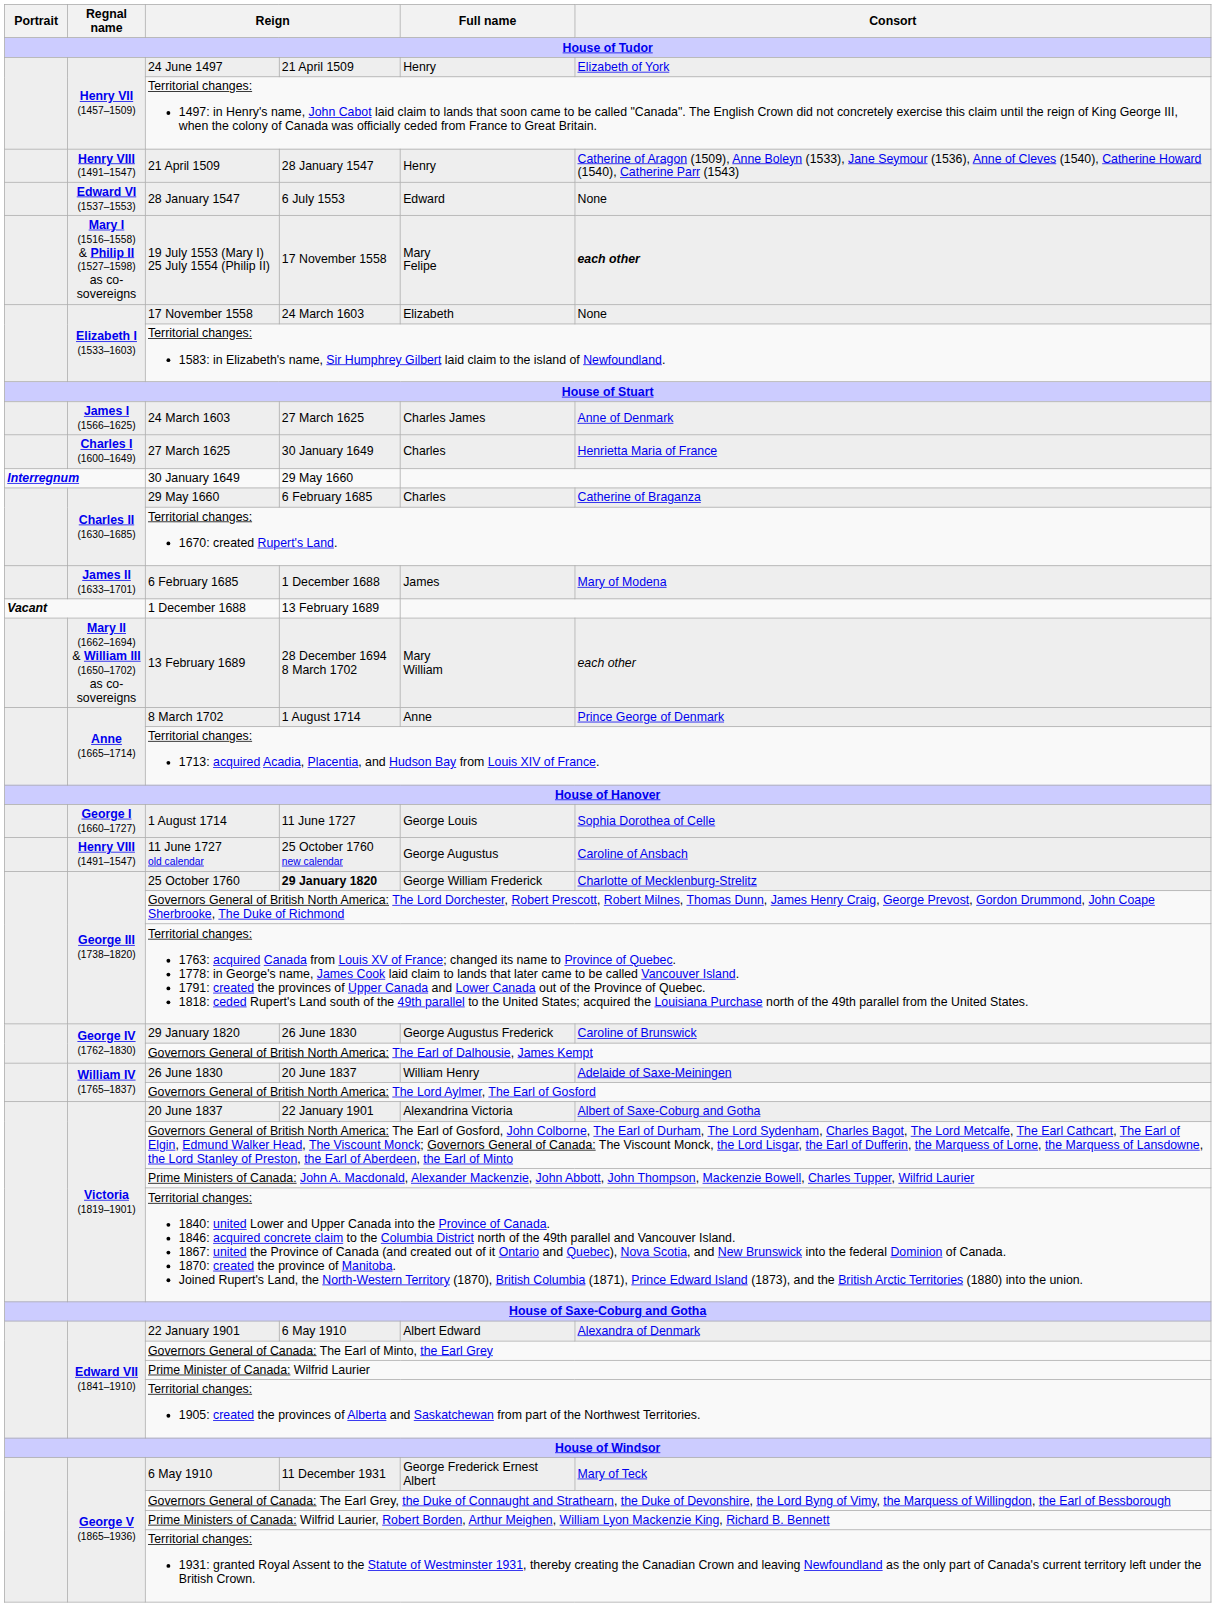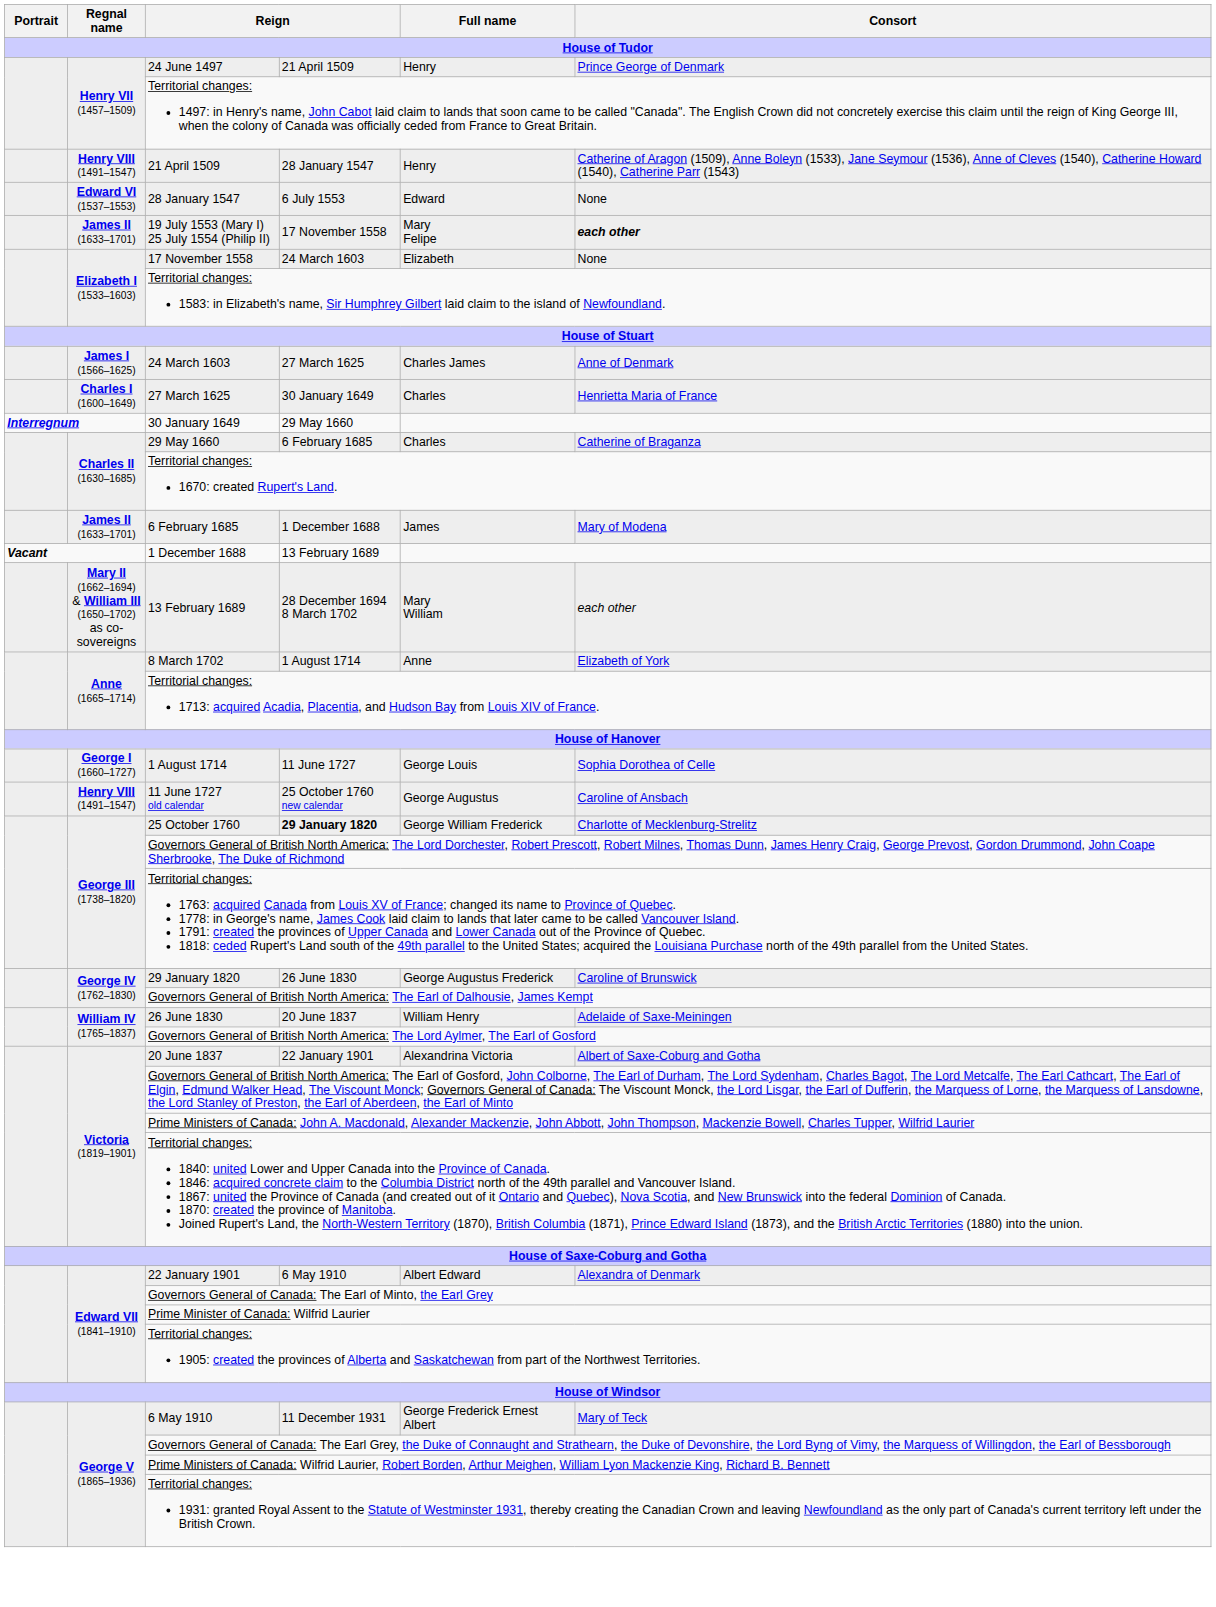(623, 67) Elizabeth of York -> (651, 67) Prince George of Denmark
(106, 260) Mary I (1516–1558) & Philip II (1527–1598) as co-sovereigns -> (106, 232) James II (1633–1701)
(651, 717) Prince George of Denmark -> (623, 661) Elizabeth of York
